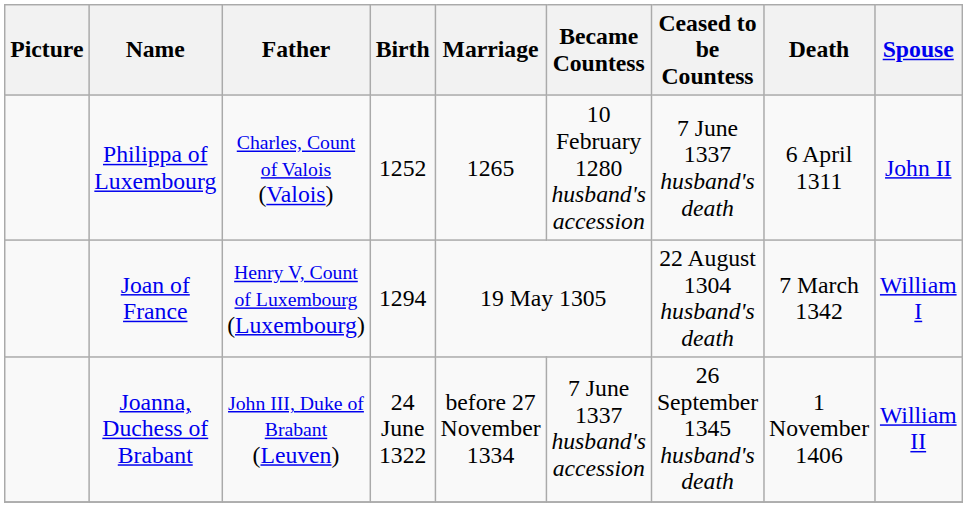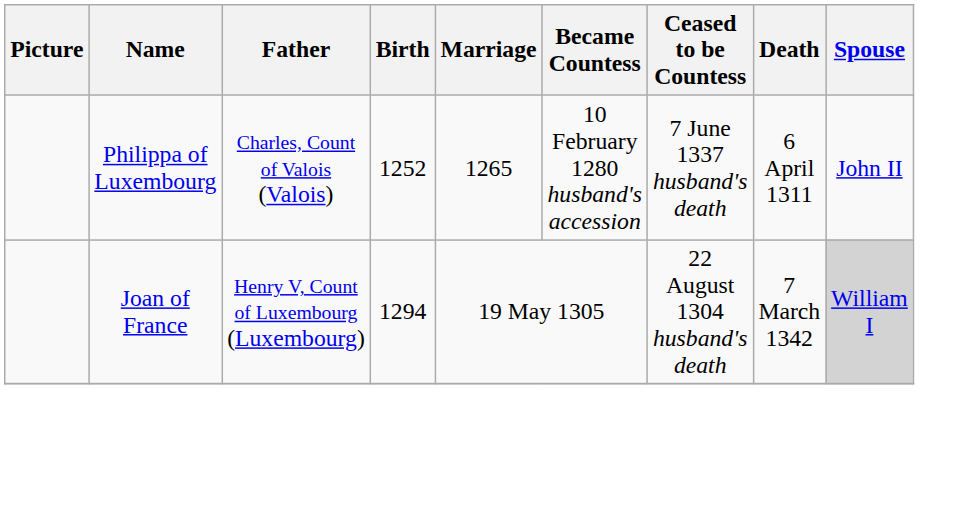(918, 298) no background -> (869, 311) lightgrey background
- row: (155, 428)
